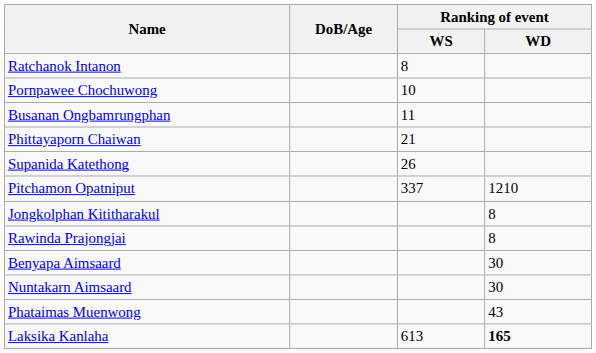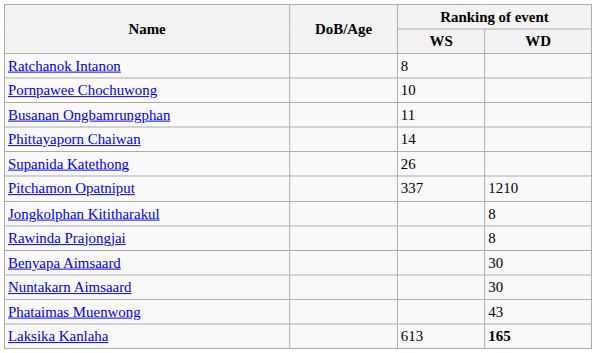(408, 139) 21 -> (408, 139) 14
